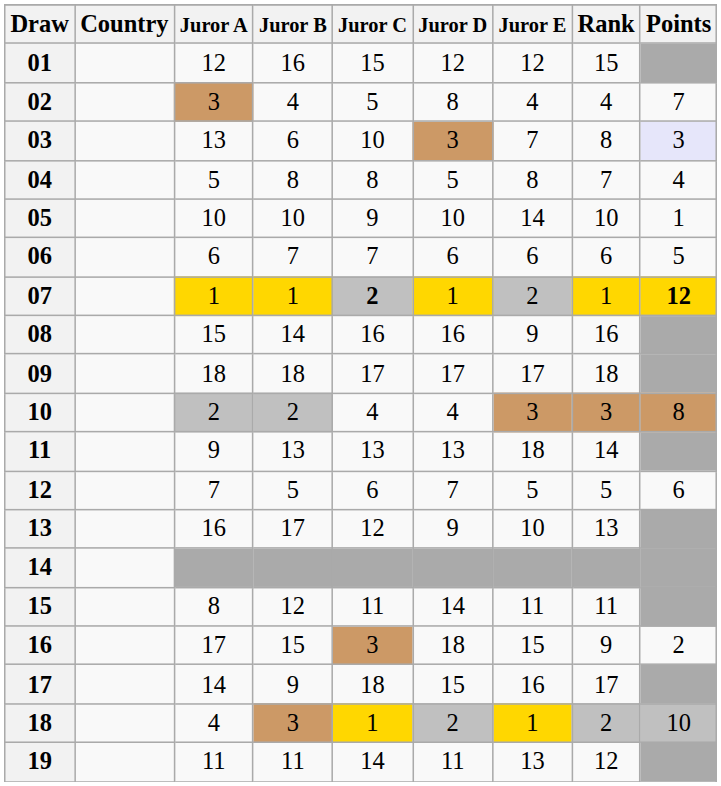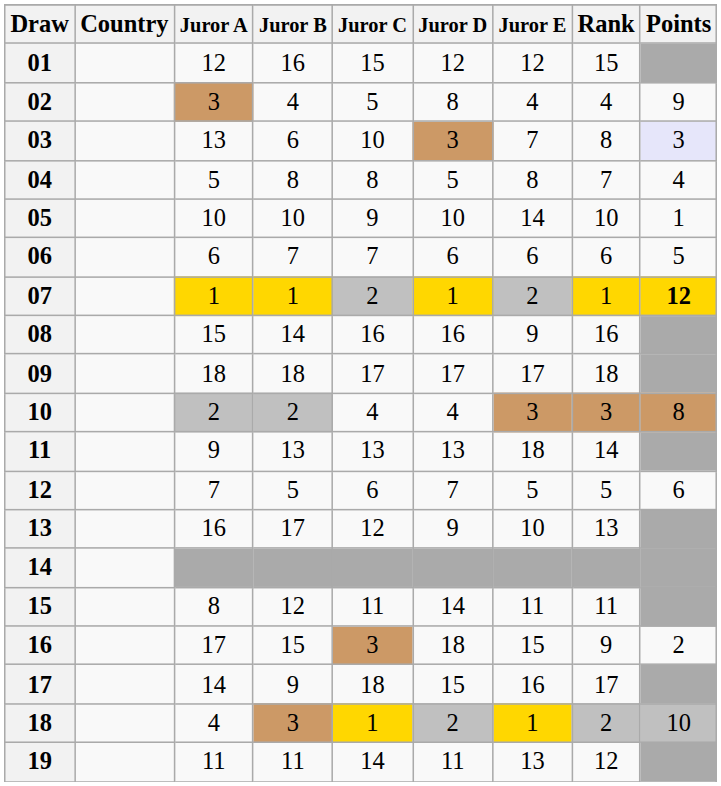(679, 101) 7 -> (679, 101) 9
(372, 295) bold -> (372, 295) normal
